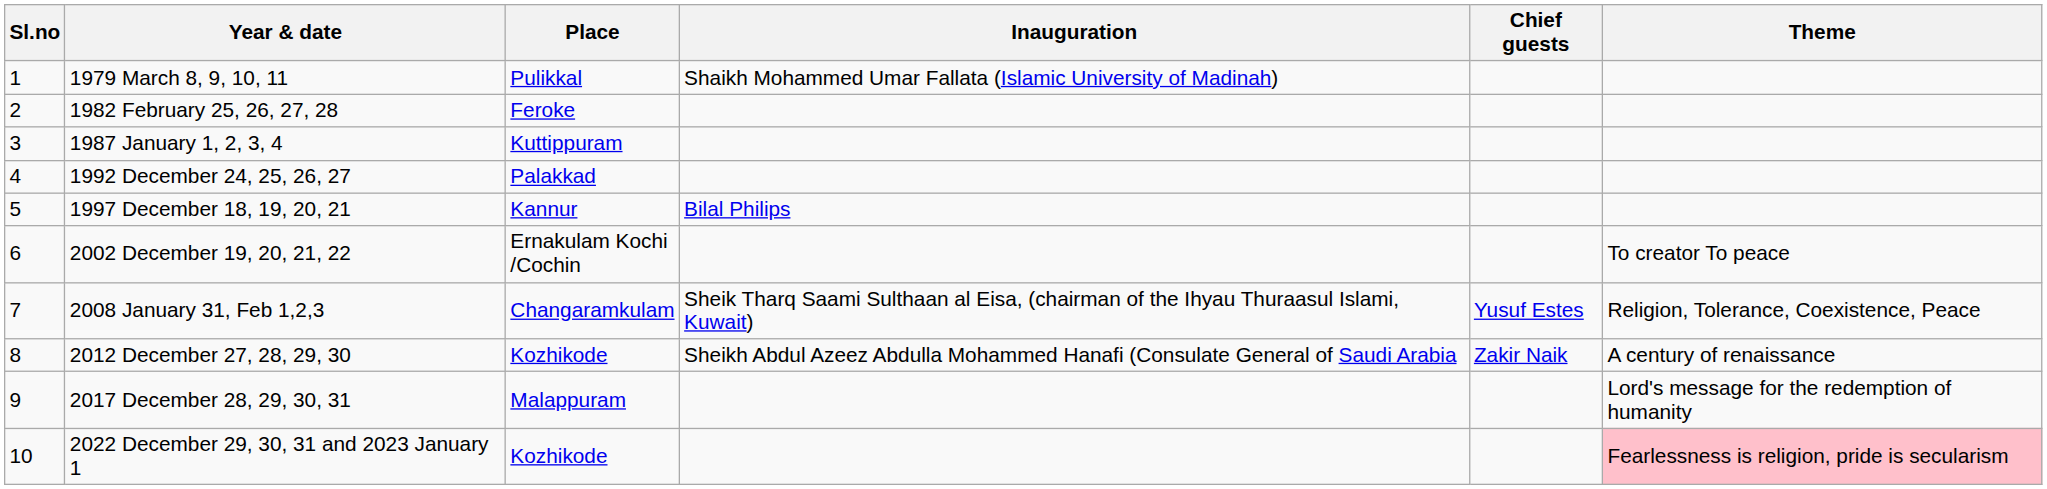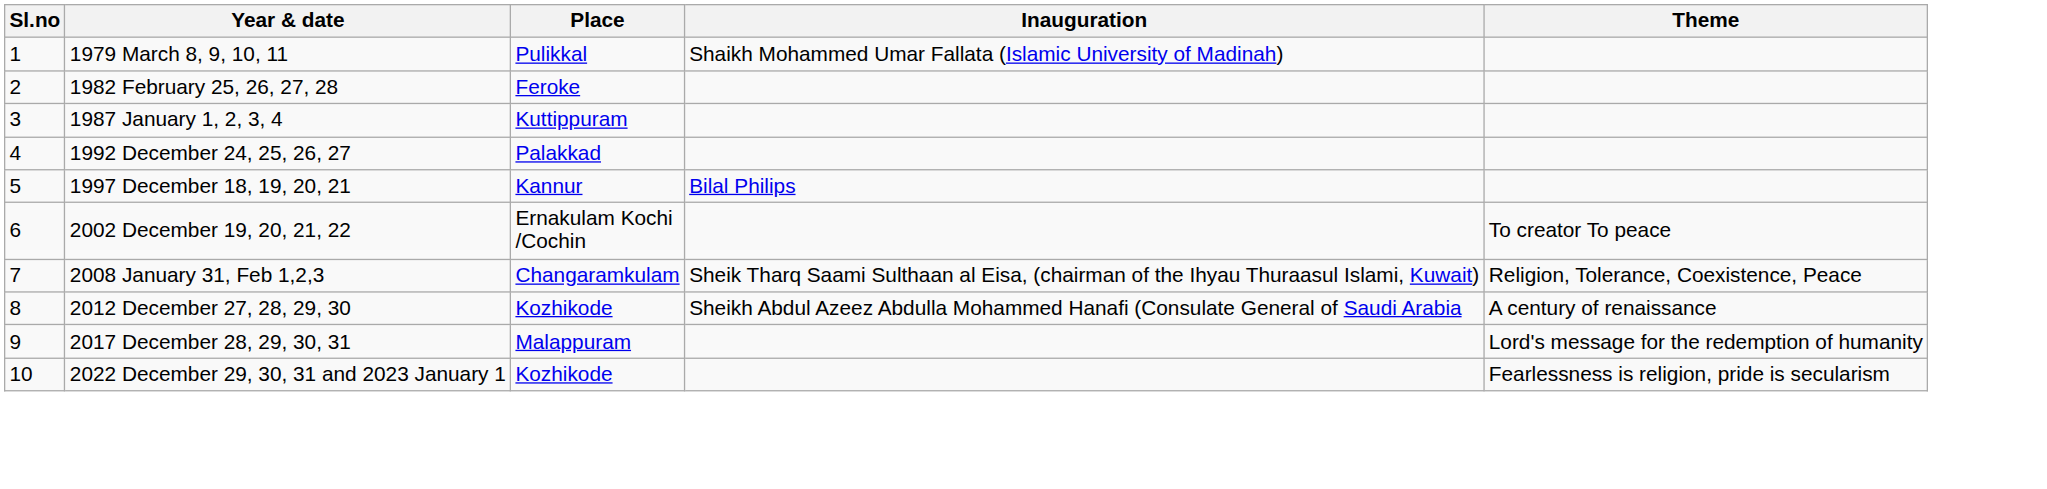- column: (1536, 32)
(1808, 456) pink background -> (1689, 374) no background
